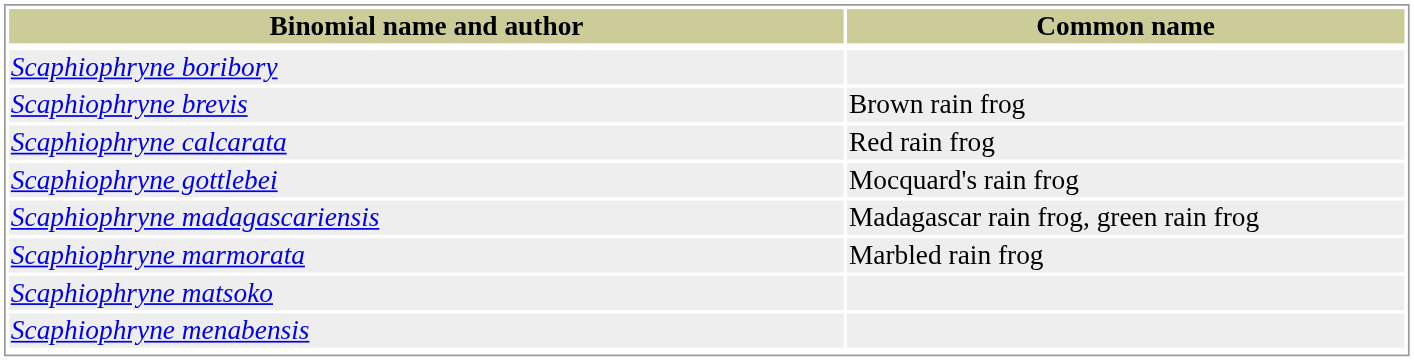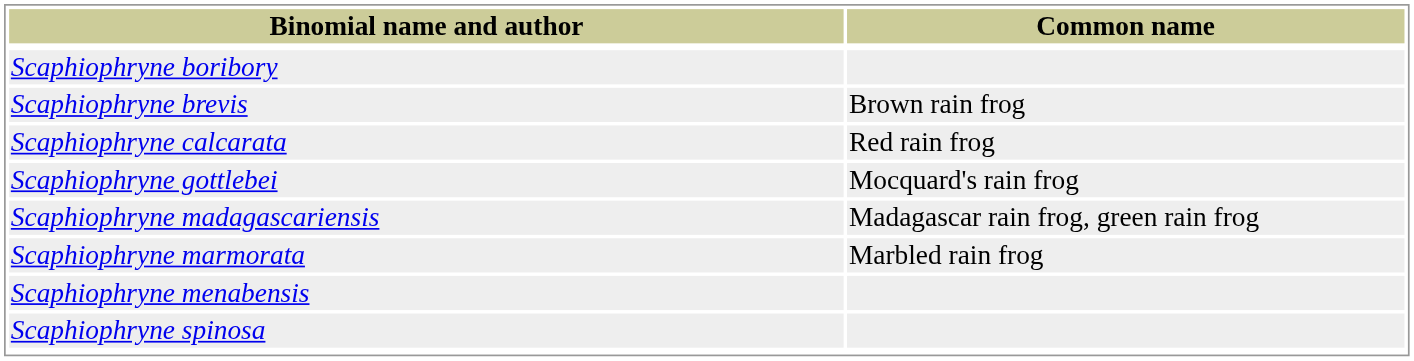- row: (142, 292)
+ row: (138, 330)
